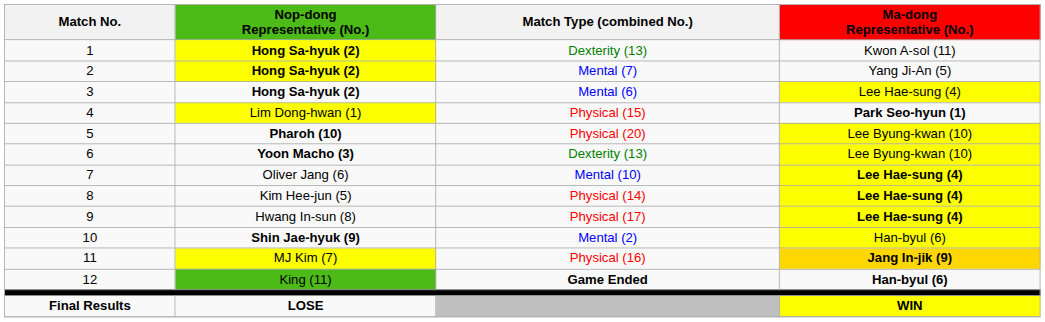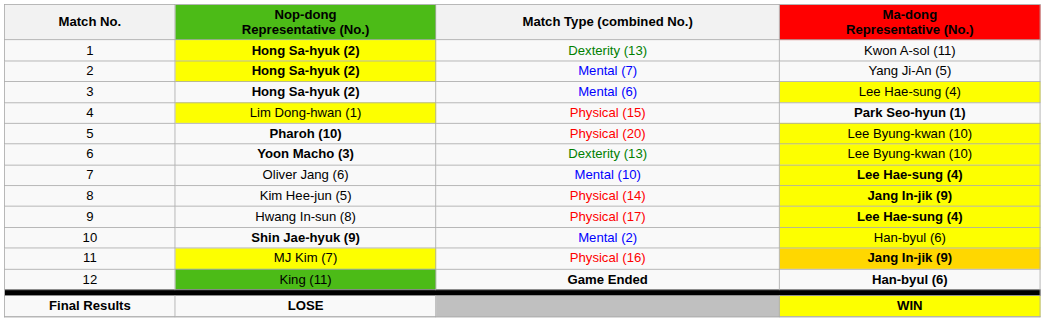(910, 196) Lee Hae-sung (4) -> (910, 196) Jang In-jik (9)
